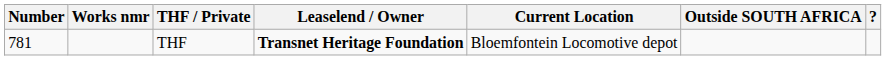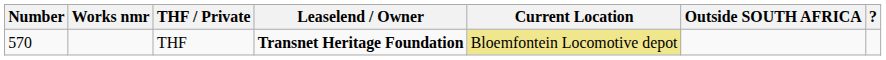(20, 42) 781 -> (20, 42) 570
(574, 42) no background -> (574, 42) khaki background
